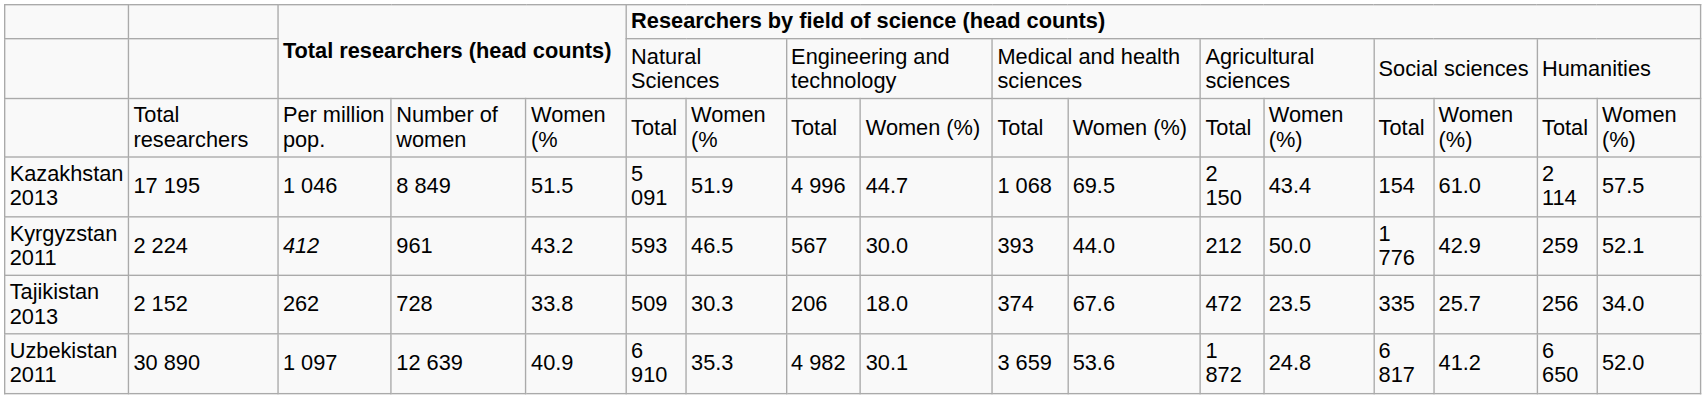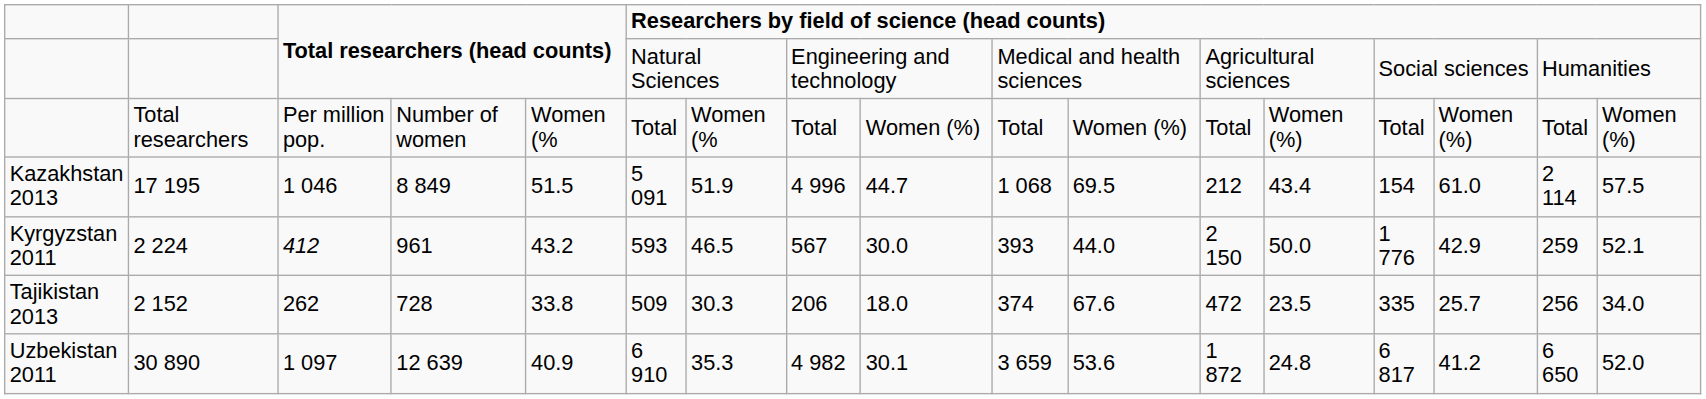(1224, 186) 2 150 -> (1224, 186) 212
(1224, 245) 212 -> (1224, 245) 2 150
